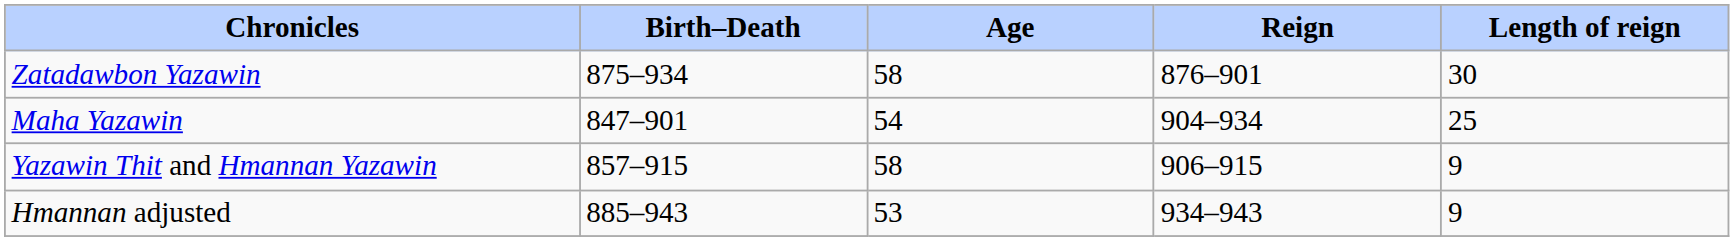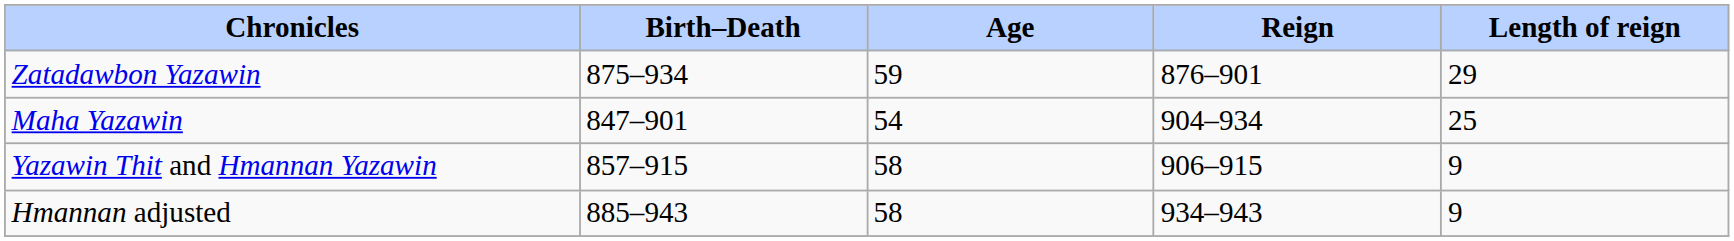(888, 73) 58 -> (888, 73) 59
(1462, 73) 30 -> (1462, 73) 29
(888, 212) 53 -> (888, 212) 58
